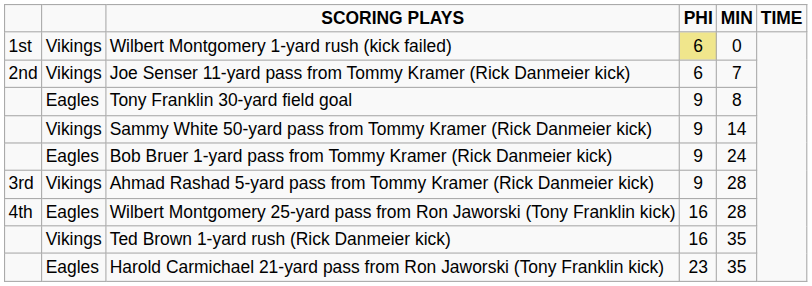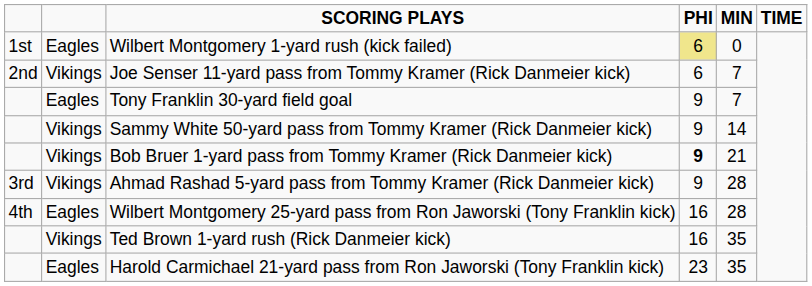(74, 45) Vikings -> (72, 45) Eagles
(737, 101) 8 -> (737, 101) 7
(72, 156) Eagles -> (74, 156) Vikings
(698, 156) normal -> (698, 156) bold
(737, 156) 24 -> (737, 156) 21
